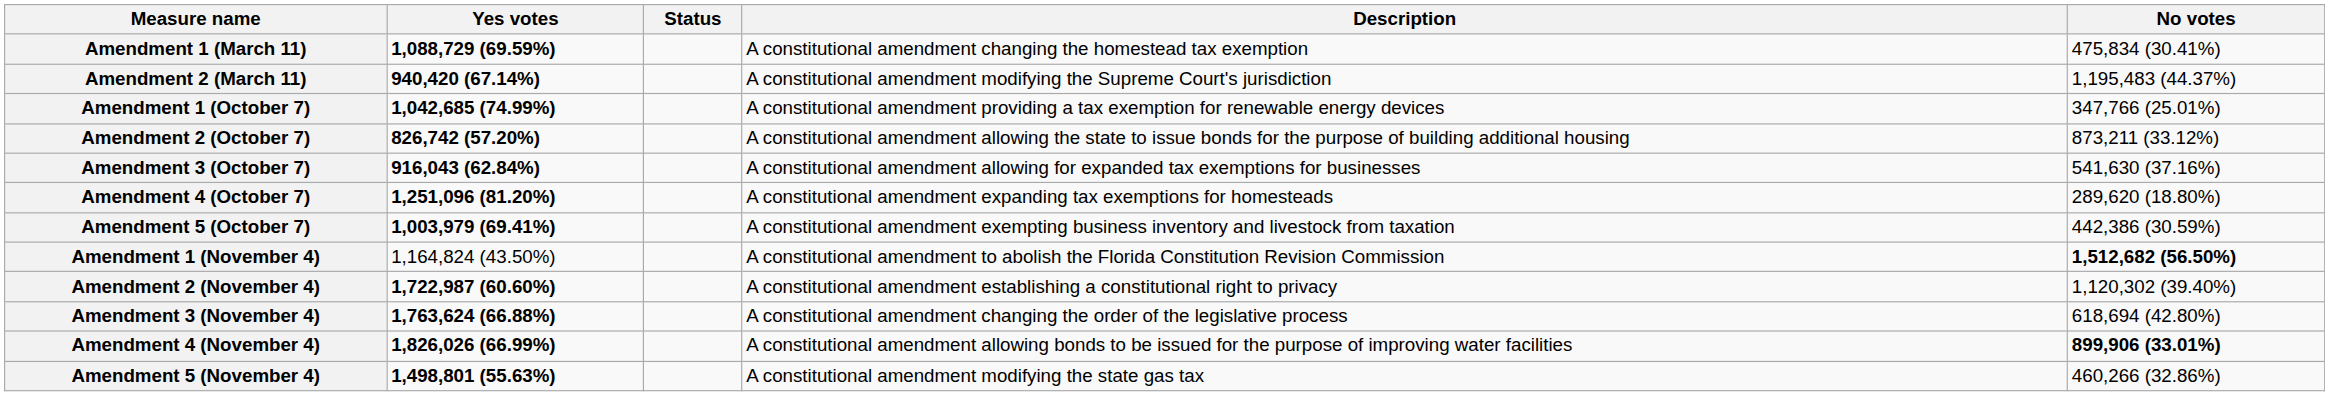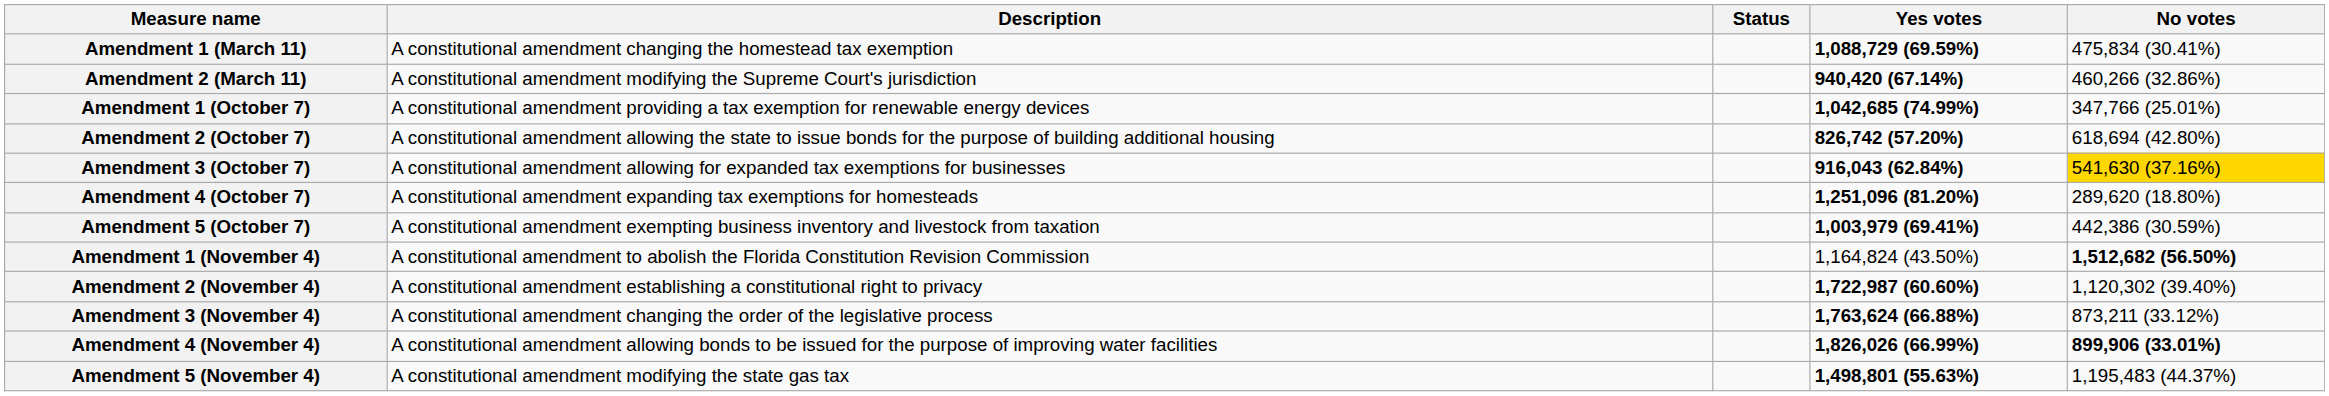columns swapped: (1405, 19) <-> (515, 19)
(2154, 78) 1,195,483 (44.37%) -> (2146, 78) 460,266 (32.86%)
(2146, 138) 873,211 (33.12%) -> (2146, 138) 618,694 (42.80%)
(2146, 167) no background -> (2146, 167) gold background
(2146, 316) 618,694 (42.80%) -> (2146, 316) 873,211 (33.12%)
(2146, 375) 460,266 (32.86%) -> (2154, 375) 1,195,483 (44.37%)
